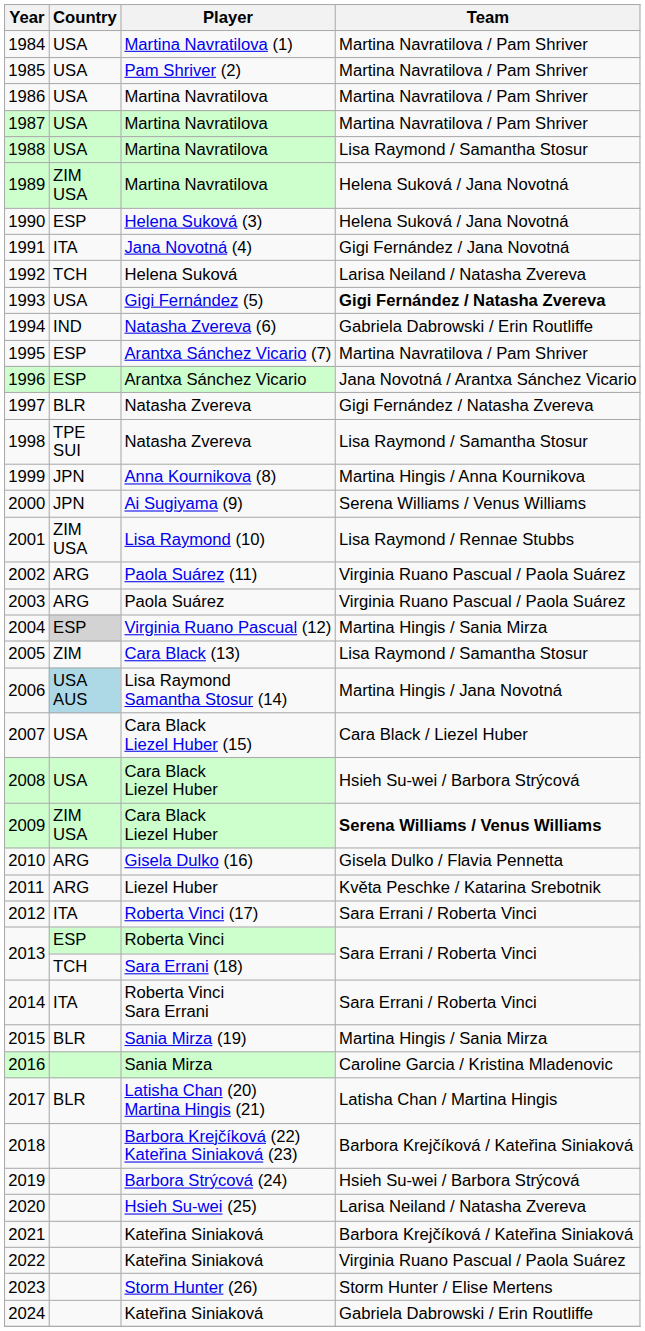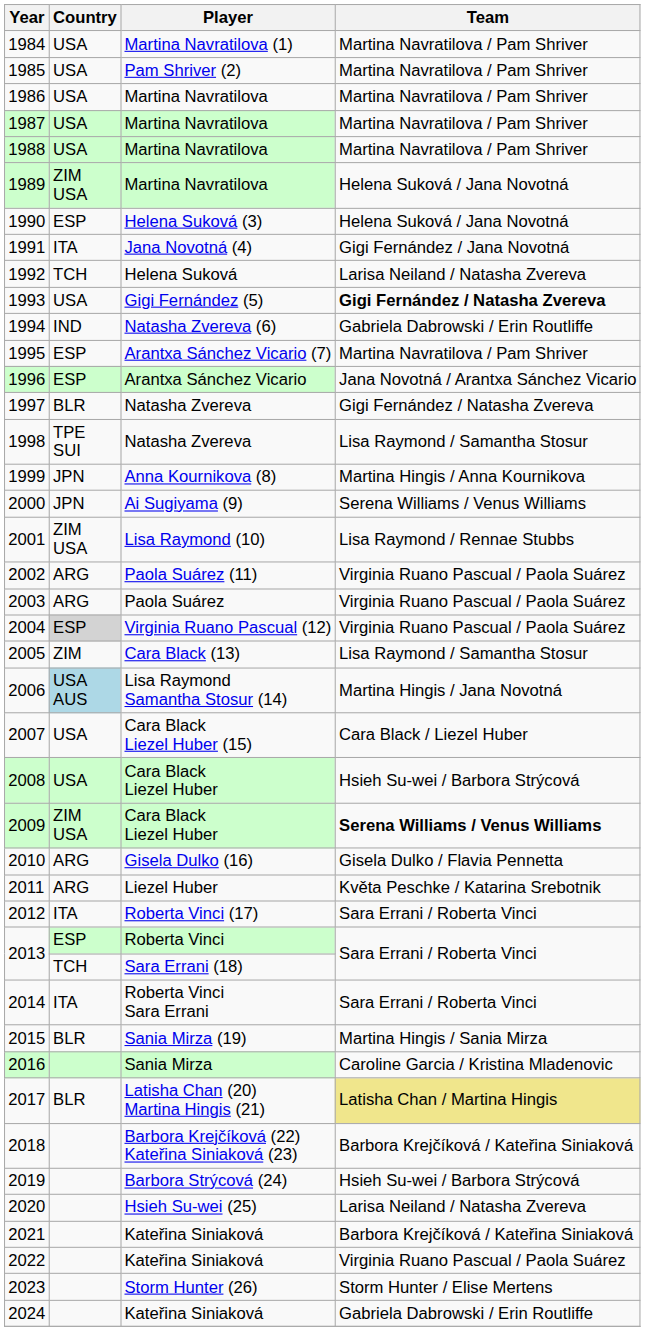(463, 149) Lisa Raymond / Samantha Stosur -> (463, 149) Martina Navratilova / Pam Shriver
(443, 628) Martina Hingis / Sania Mirza -> (482, 628) Virginia Ruano Pascual / Paola Suárez
(448, 1100) no background -> (448, 1100) khaki background
